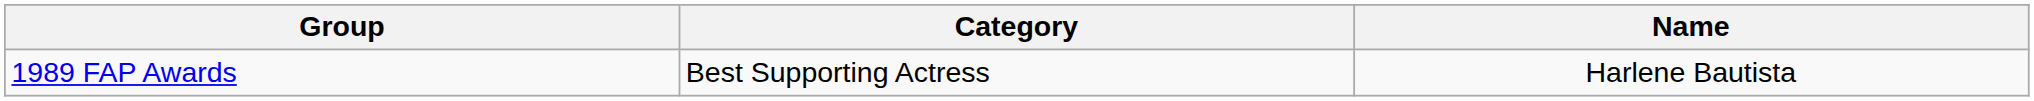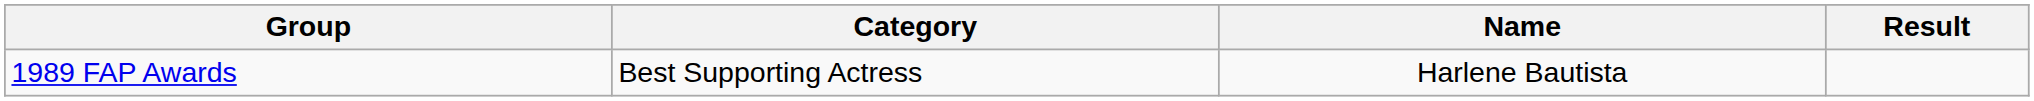+ column: (1927, 27)
